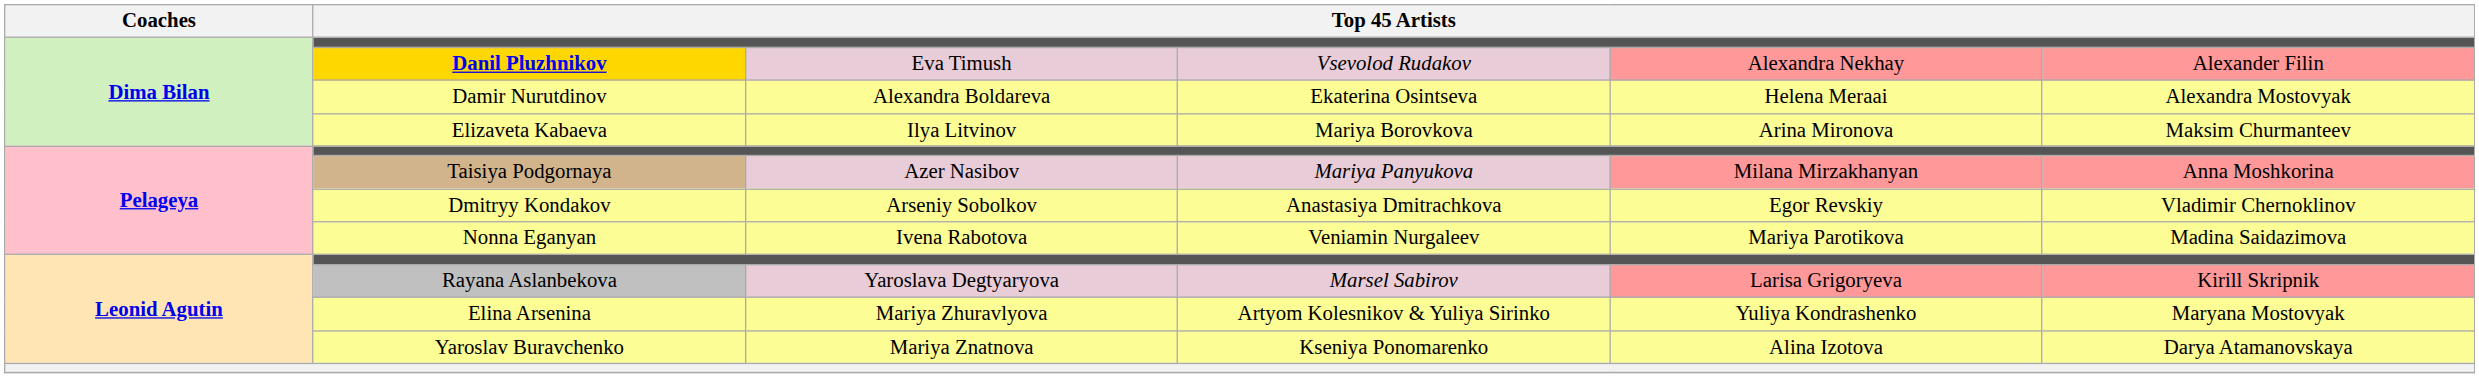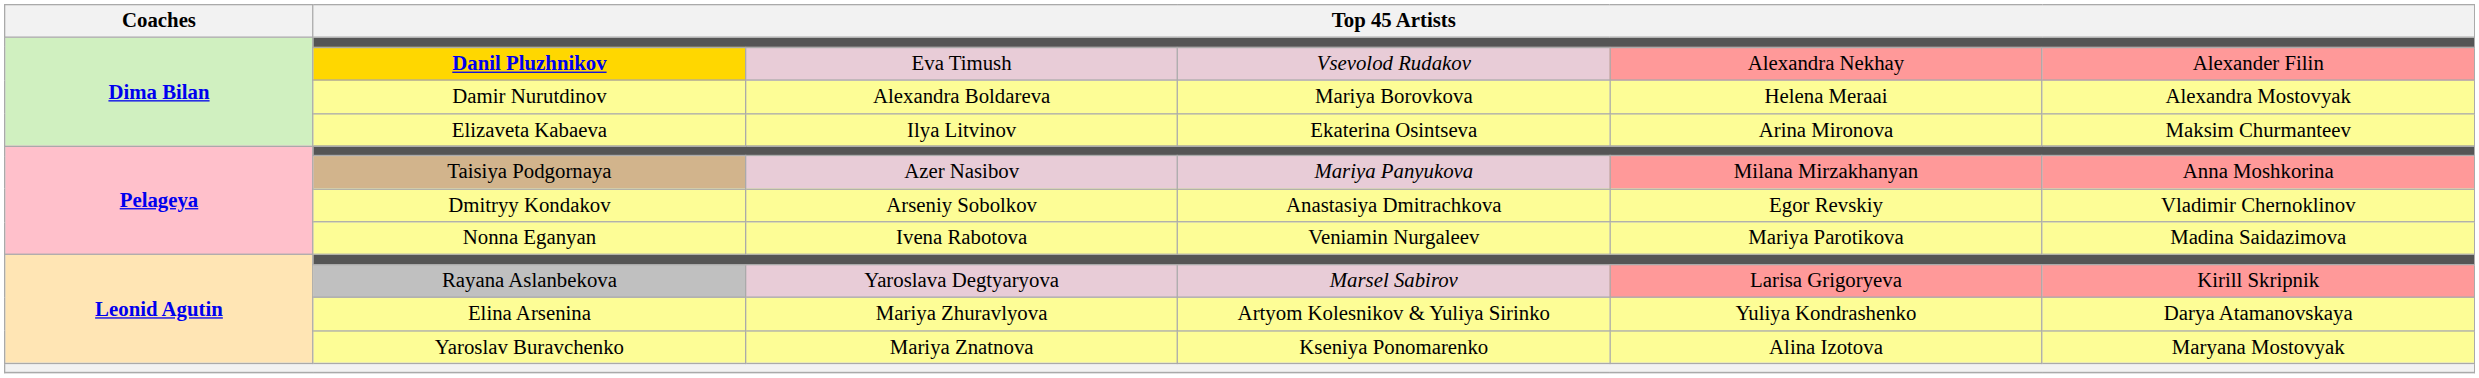(1394, 96) Ekaterina Osintseva -> (1394, 96) Mariya Borovkova
(1394, 129) Mariya Borovkova -> (1394, 129) Ekaterina Osintseva
(2258, 313) Maryana Mostovyak -> (2258, 313) Darya Atamanovskaya
(2258, 346) Darya Atamanovskaya -> (2258, 346) Maryana Mostovyak
